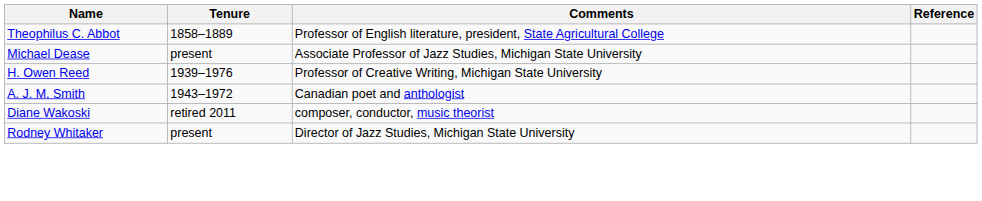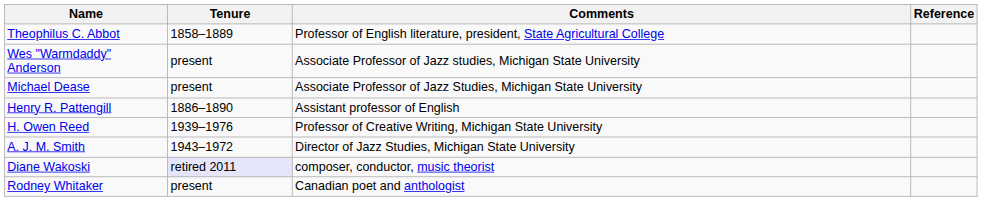+ row: (59, 61)
+ row: (59, 107)
(380, 93) Canadian poet and anthologist -> (435, 147) Director of Jazz Studies, Michigan State University
(203, 113) no background -> (203, 166) lavender background
(435, 133) Director of Jazz Studies, Michigan State University -> (380, 186) Canadian poet and anthologist
